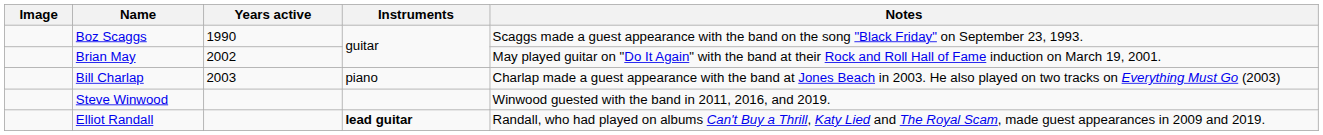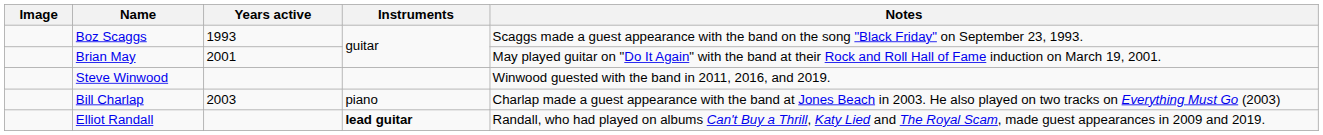(221, 36) 1990 -> (221, 36) 1993
(221, 57) 2002 -> (221, 57) 2001
rows swapped: (110, 78) <-> (122, 99)
